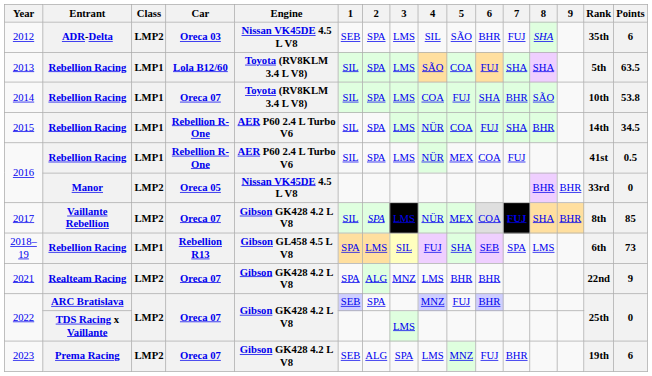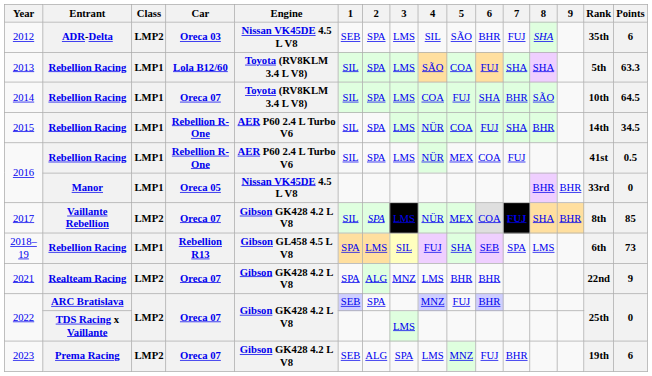(630, 67) 63.5 -> (630, 67) 63.3
(630, 97) 53.8 -> (630, 97) 64.5
(149, 188) LMP2 -> (149, 188) LMP1
